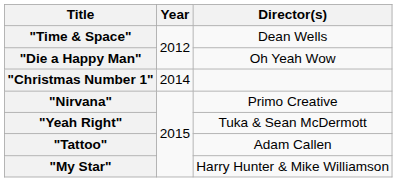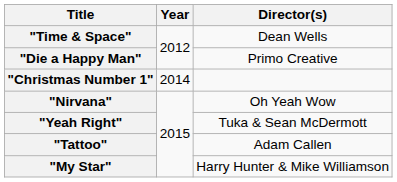(293, 58) Oh Yeah Wow -> (293, 58) Primo Creative
(293, 101) Primo Creative -> (293, 101) Oh Yeah Wow
